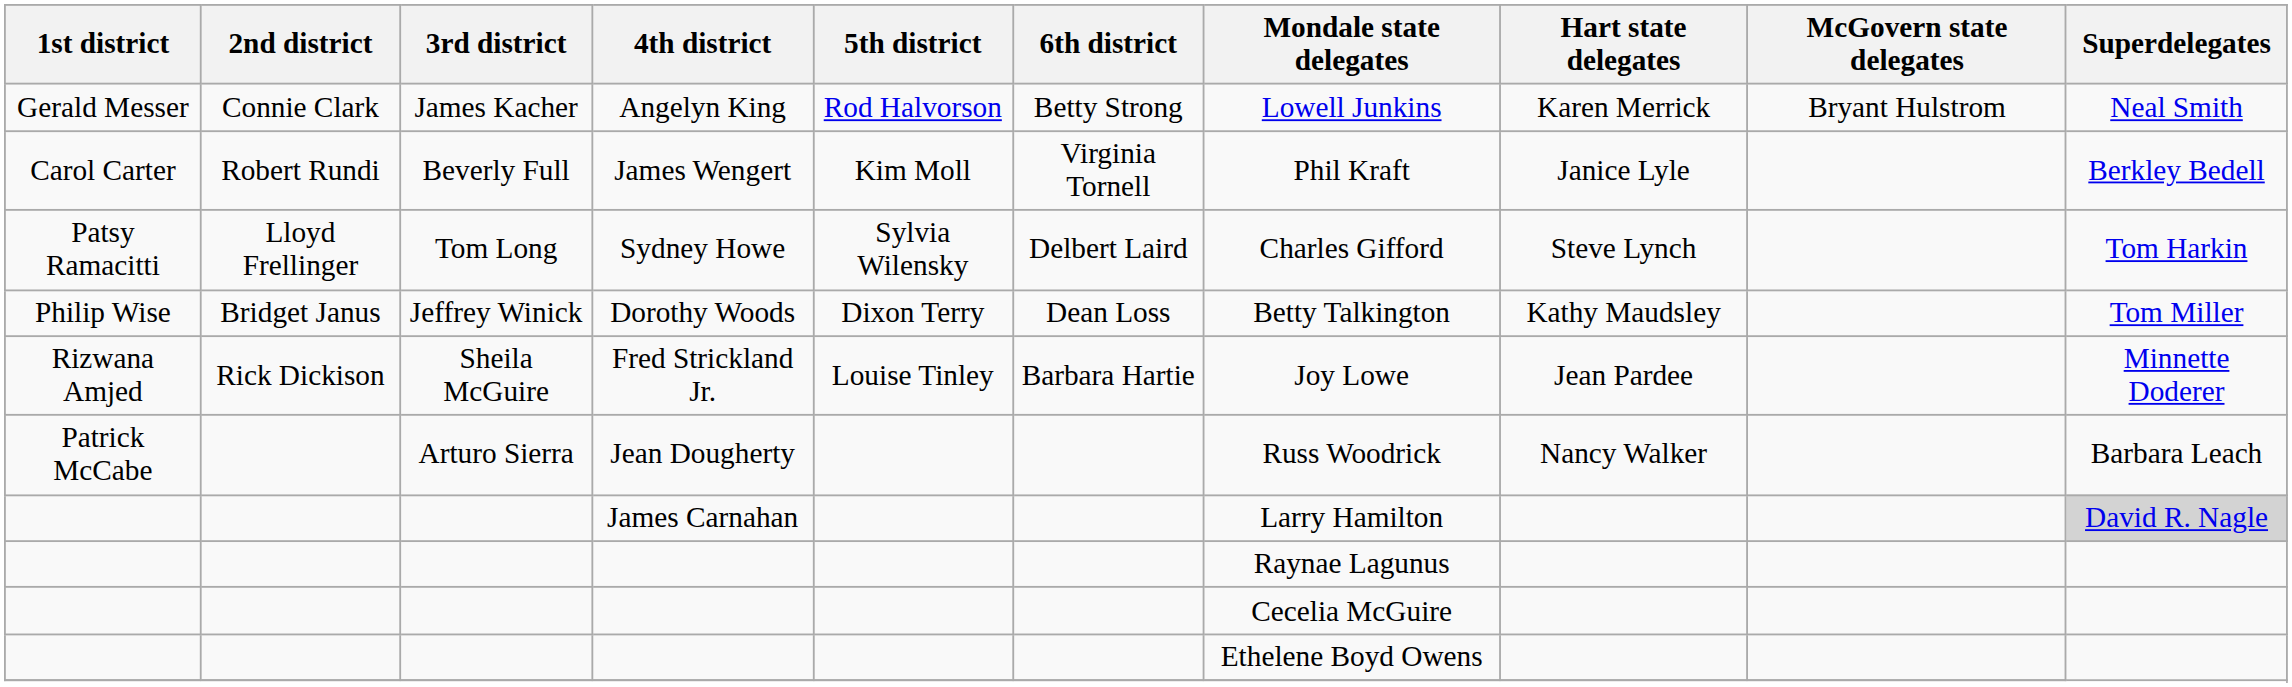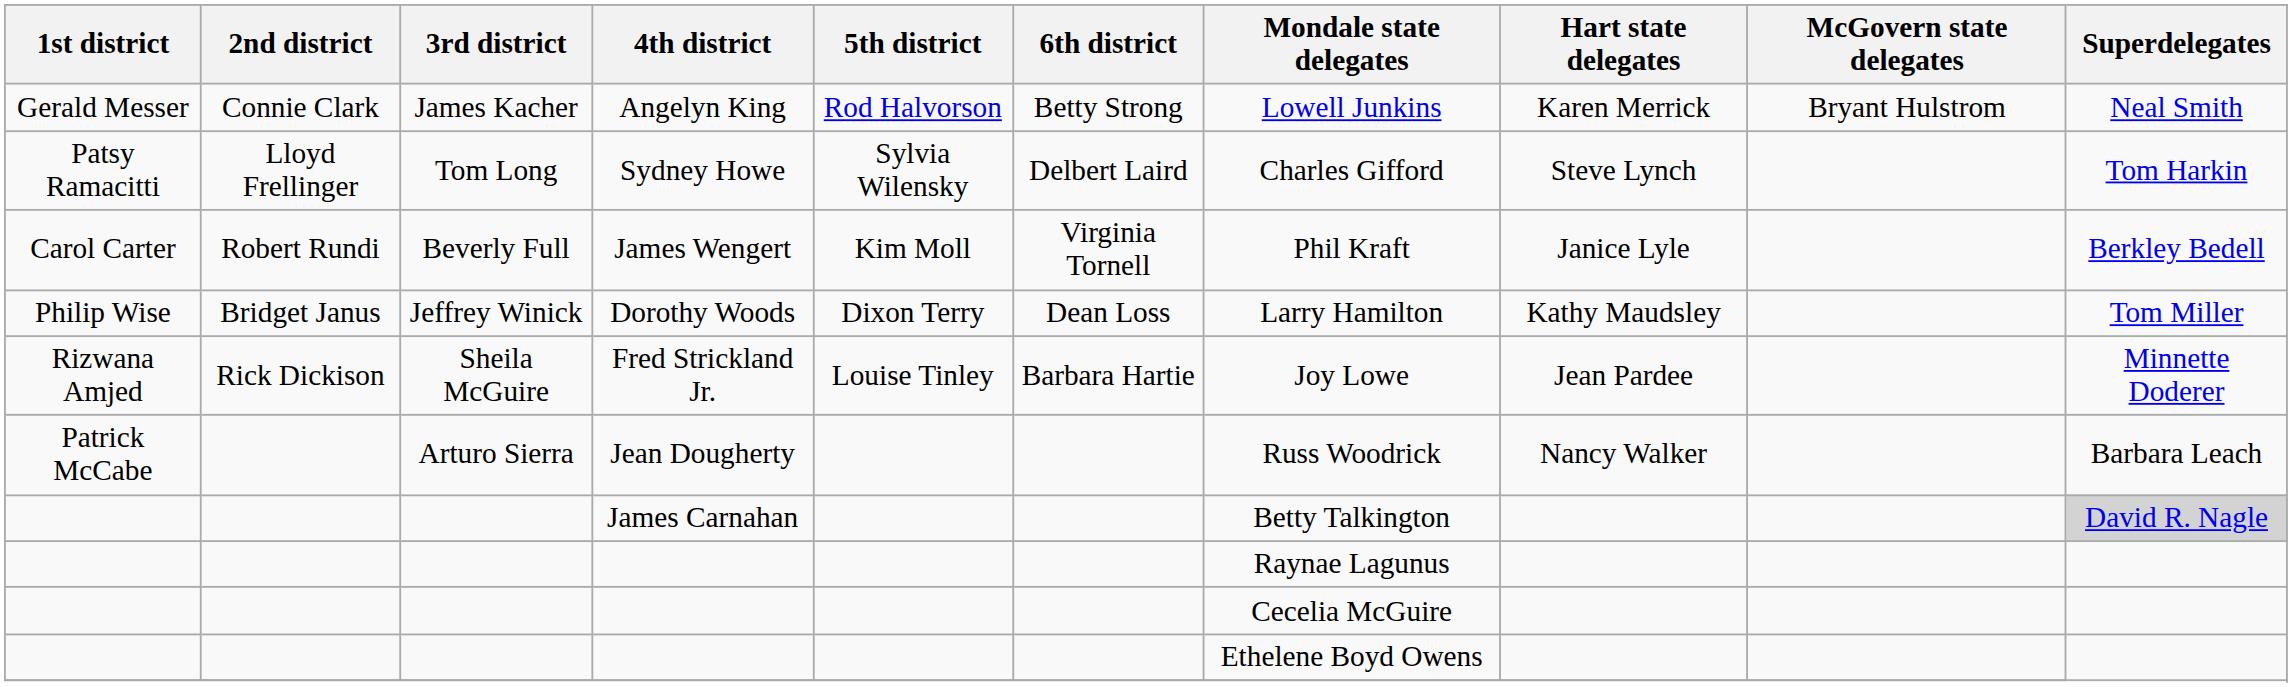rows swapped: (103, 249) <-> (103, 170)
(1352, 312) Betty Talkington -> (1352, 312) Larry Hamilton
(1352, 517) Larry Hamilton -> (1352, 517) Betty Talkington
